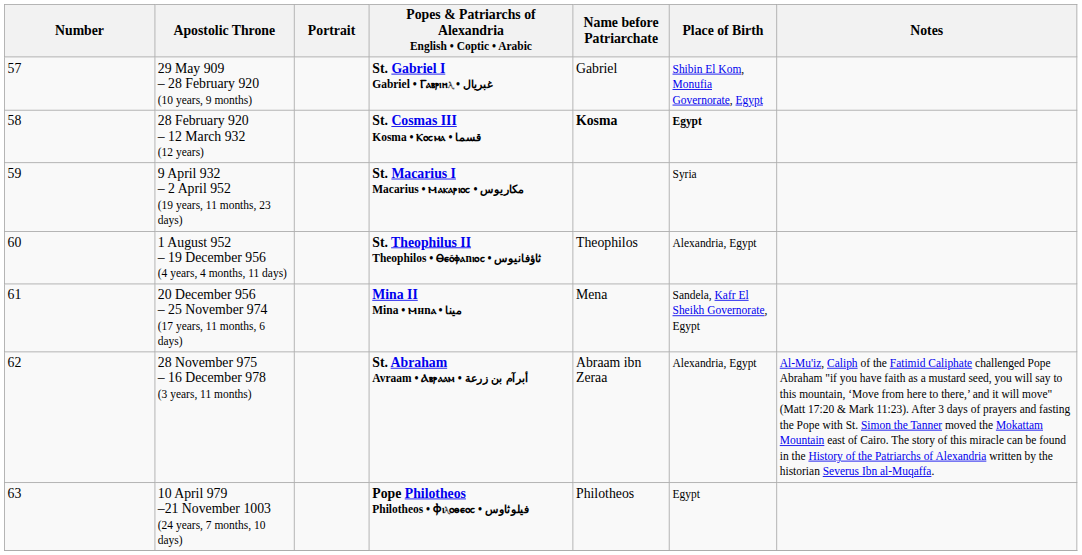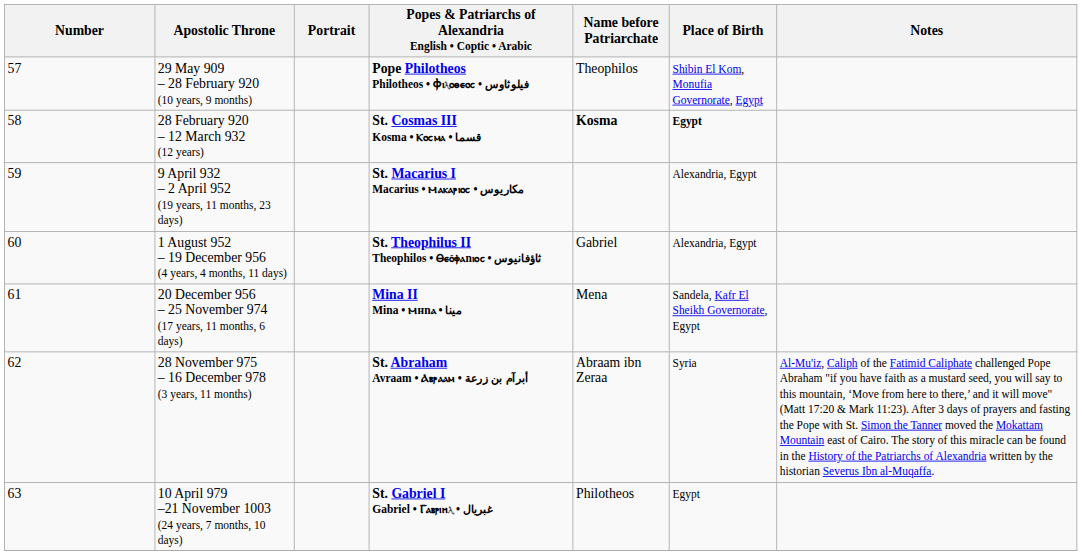(433, 75) St. Gabriel I Gabriel • Ⲅⲁⲃⲣⲓⲏⲗ • غبريال -> (450, 75) Pope Philotheos Philotheos • Ⲫⲓⲗⲟⲑⲉⲟⲥ • فيلوثاوس
(597, 68) Gabriel -> (607, 68) Theophilos
(685, 174) Syria -> (715, 174) Alexandria, Egypt
(607, 242) Theophilos -> (597, 242) Gabriel
(715, 363) Alexandria, Egypt -> (685, 363) Syria
(450, 500) Pope Philotheos Philotheos • Ⲫⲓⲗⲟⲑⲉⲟⲥ • فيلوثاوس -> (433, 500) St. Gabriel I Gabriel • Ⲅⲁⲃⲣⲓⲏⲗ • غبريال
